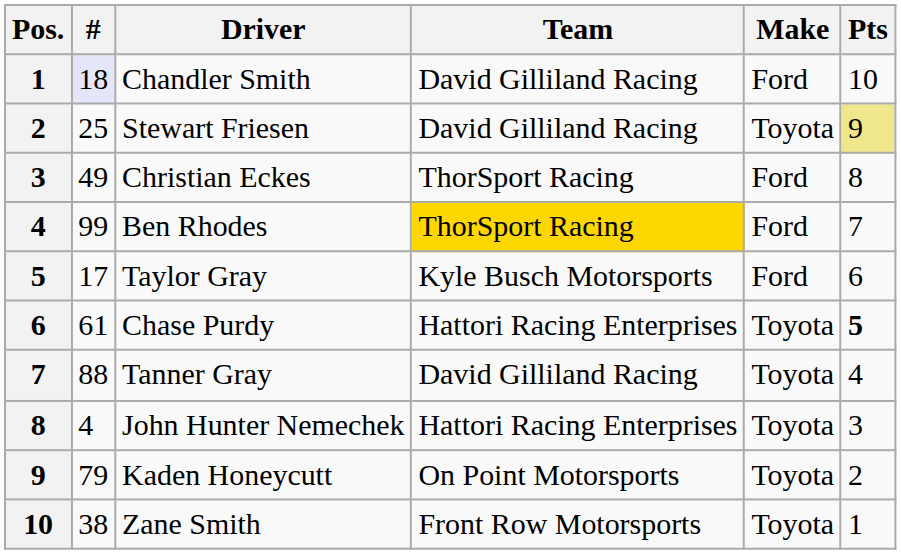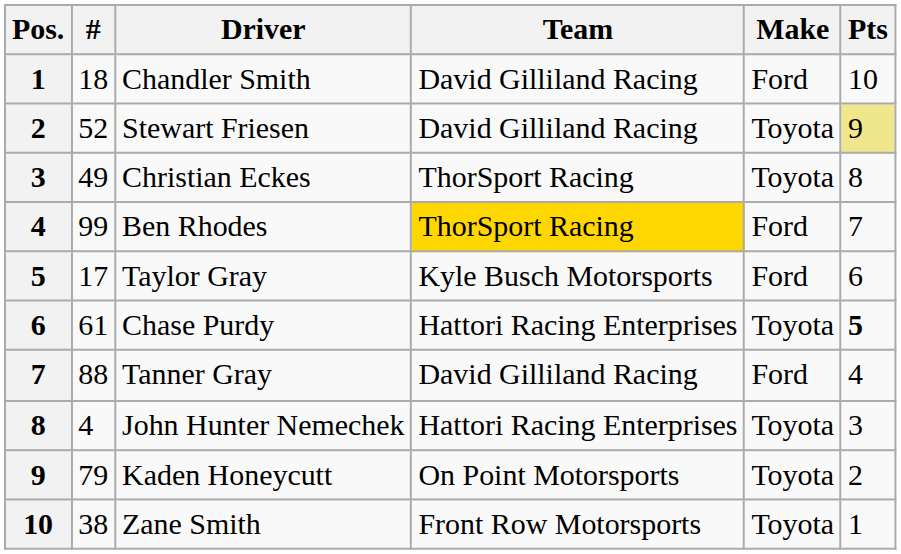(93, 78) lavender background -> (93, 78) no background
(93, 128) 25 -> (93, 128) 52
(780, 177) Ford -> (793, 177) Toyota
(793, 374) Toyota -> (780, 374) Ford
